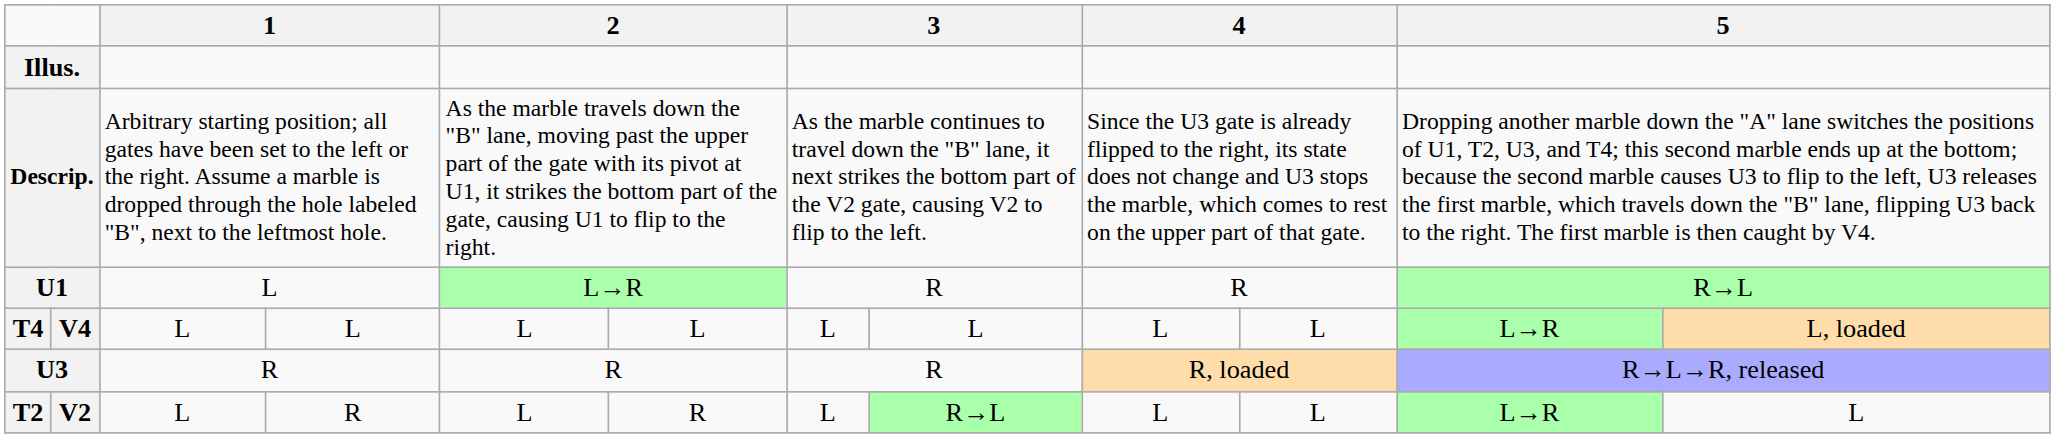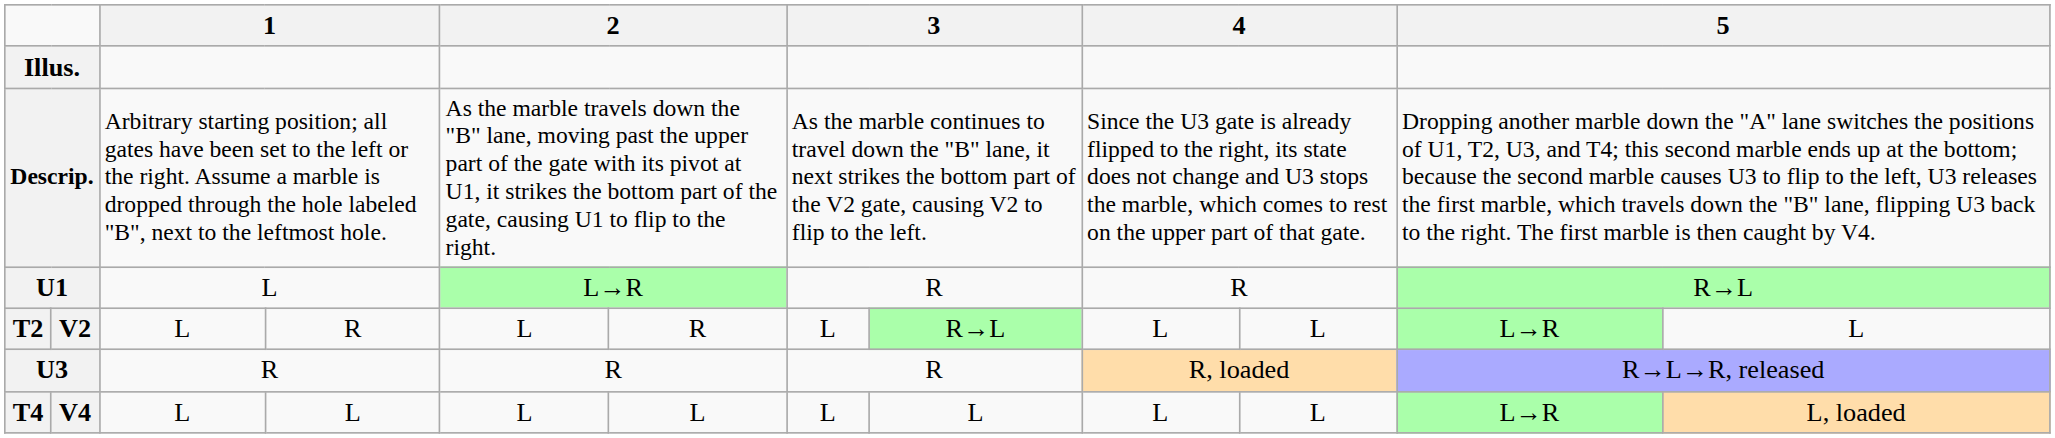rows swapped: (28, 411) <-> (28, 328)
